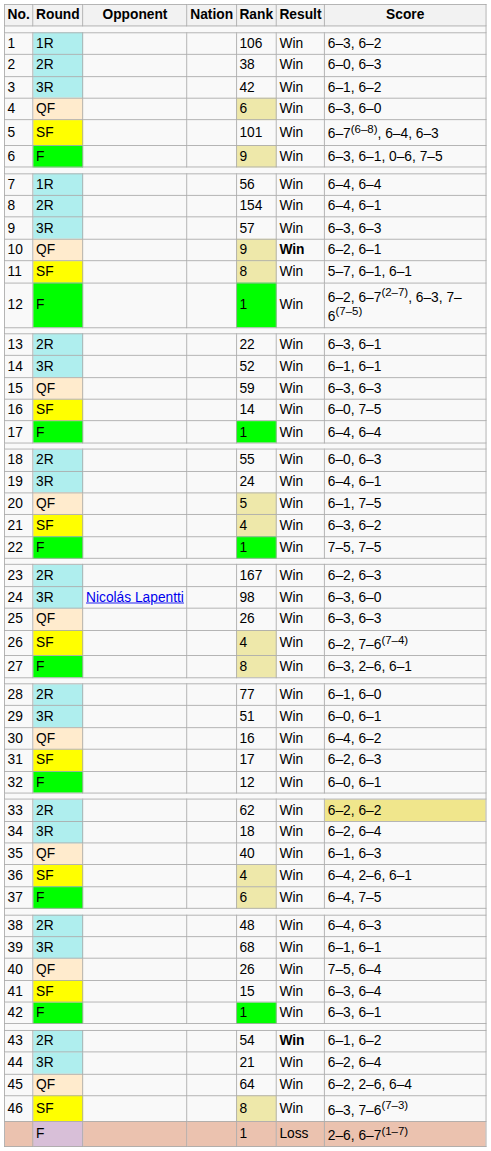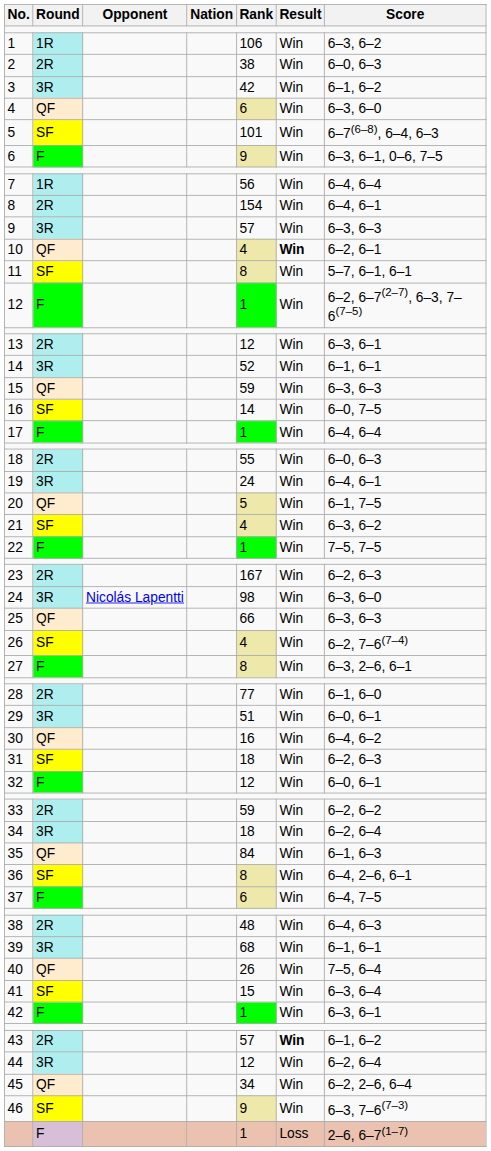(243, 250) 9 -> (243, 250) 4
(247, 344) 22 -> (247, 344) 12
(247, 619) 26 -> (247, 619) 66
(247, 760) 17 -> (247, 760) 18
(247, 810) 62 -> (247, 810) 59
(355, 810) khaki background -> (355, 810) no background
(247, 853) 40 -> (247, 853) 84
(243, 875) 4 -> (243, 875) 8
(247, 1041) 54 -> (247, 1041) 57
(247, 1063) 21 -> (247, 1063) 12
(247, 1084) 64 -> (247, 1084) 34
(243, 1108) 8 -> (243, 1108) 9
